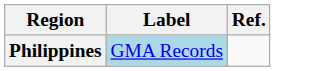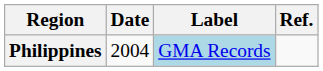+ column: (130, 19)
